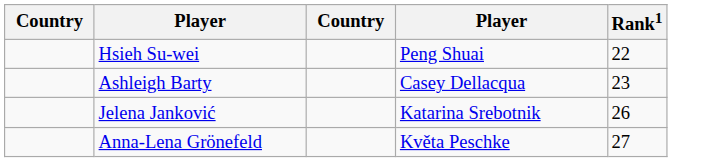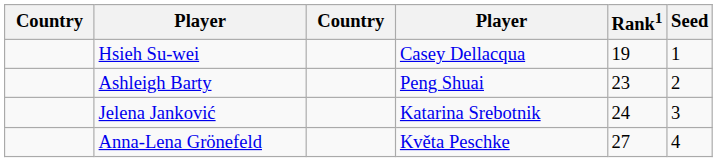+ column: (690, 21)
(442, 53) Peng Shuai -> (463, 53) Casey Dellacqua
(621, 53) 22 -> (621, 53) 19
(463, 83) Casey Dellacqua -> (442, 83) Peng Shuai
(621, 112) 26 -> (621, 112) 24
